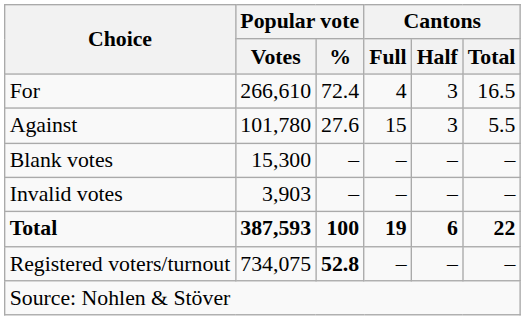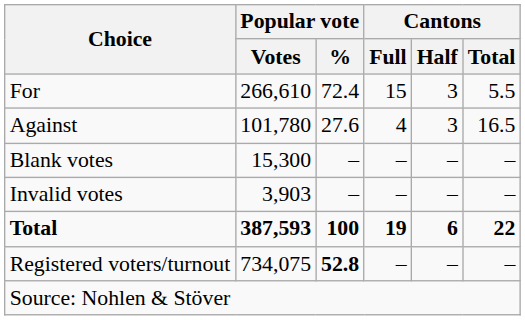(401, 90) 4 -> (396, 90) 15
(496, 90) 16.5 -> (502, 90) 5.5
(396, 125) 15 -> (401, 125) 4
(502, 125) 5.5 -> (496, 125) 16.5
